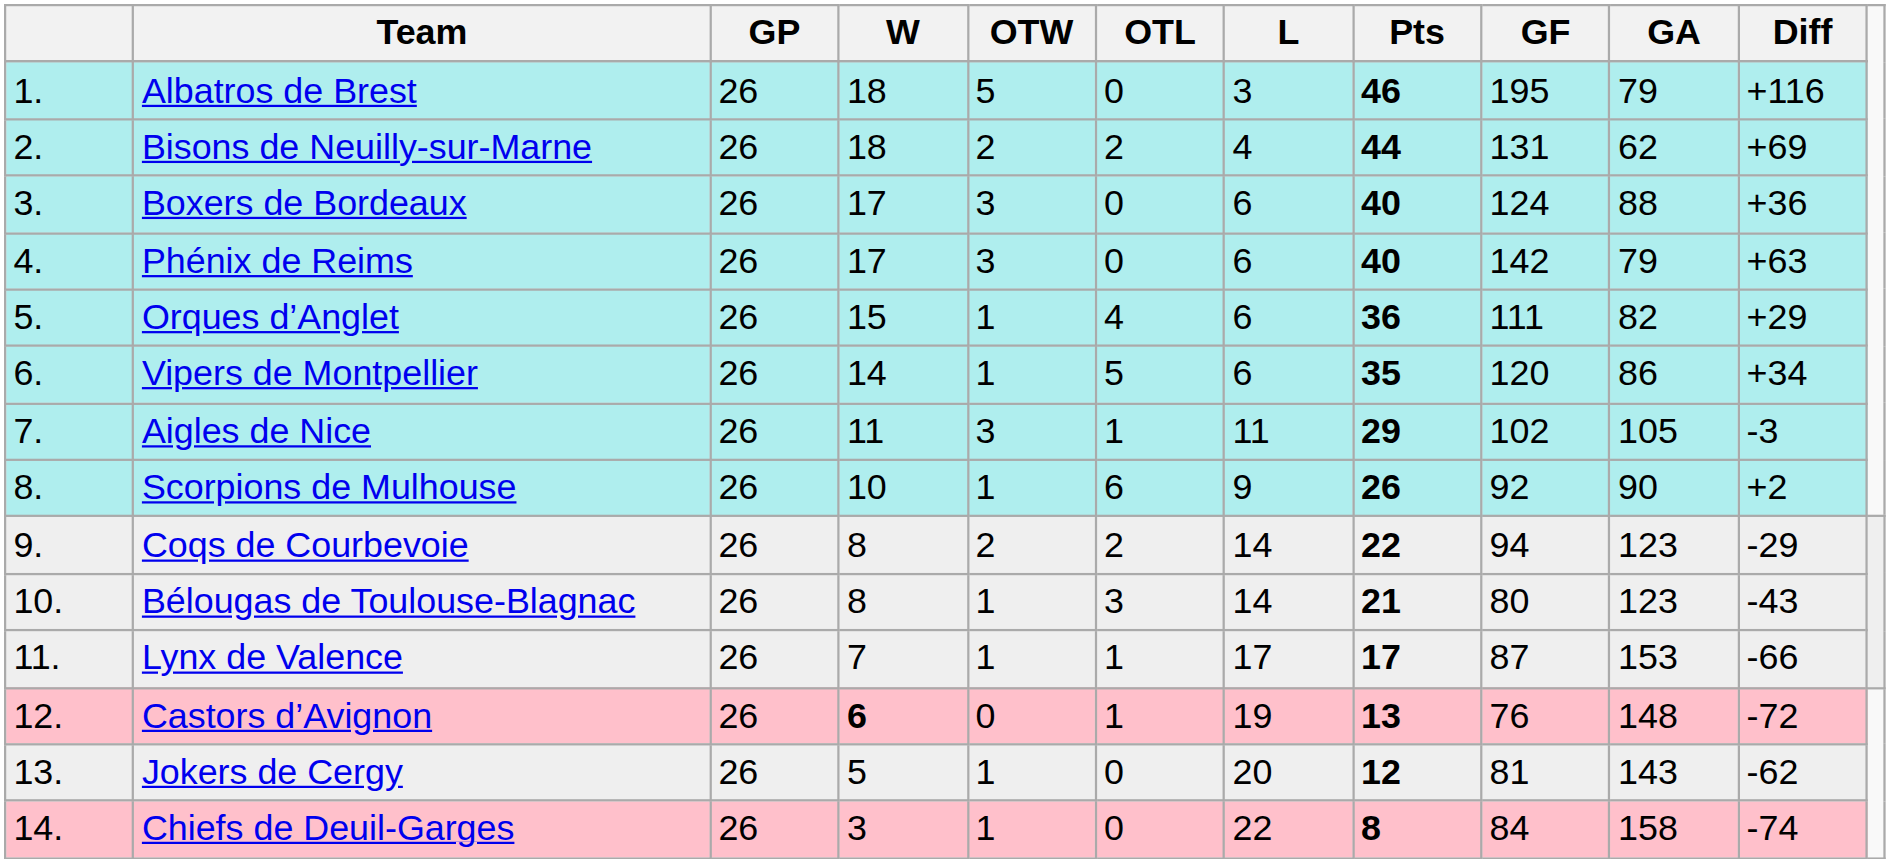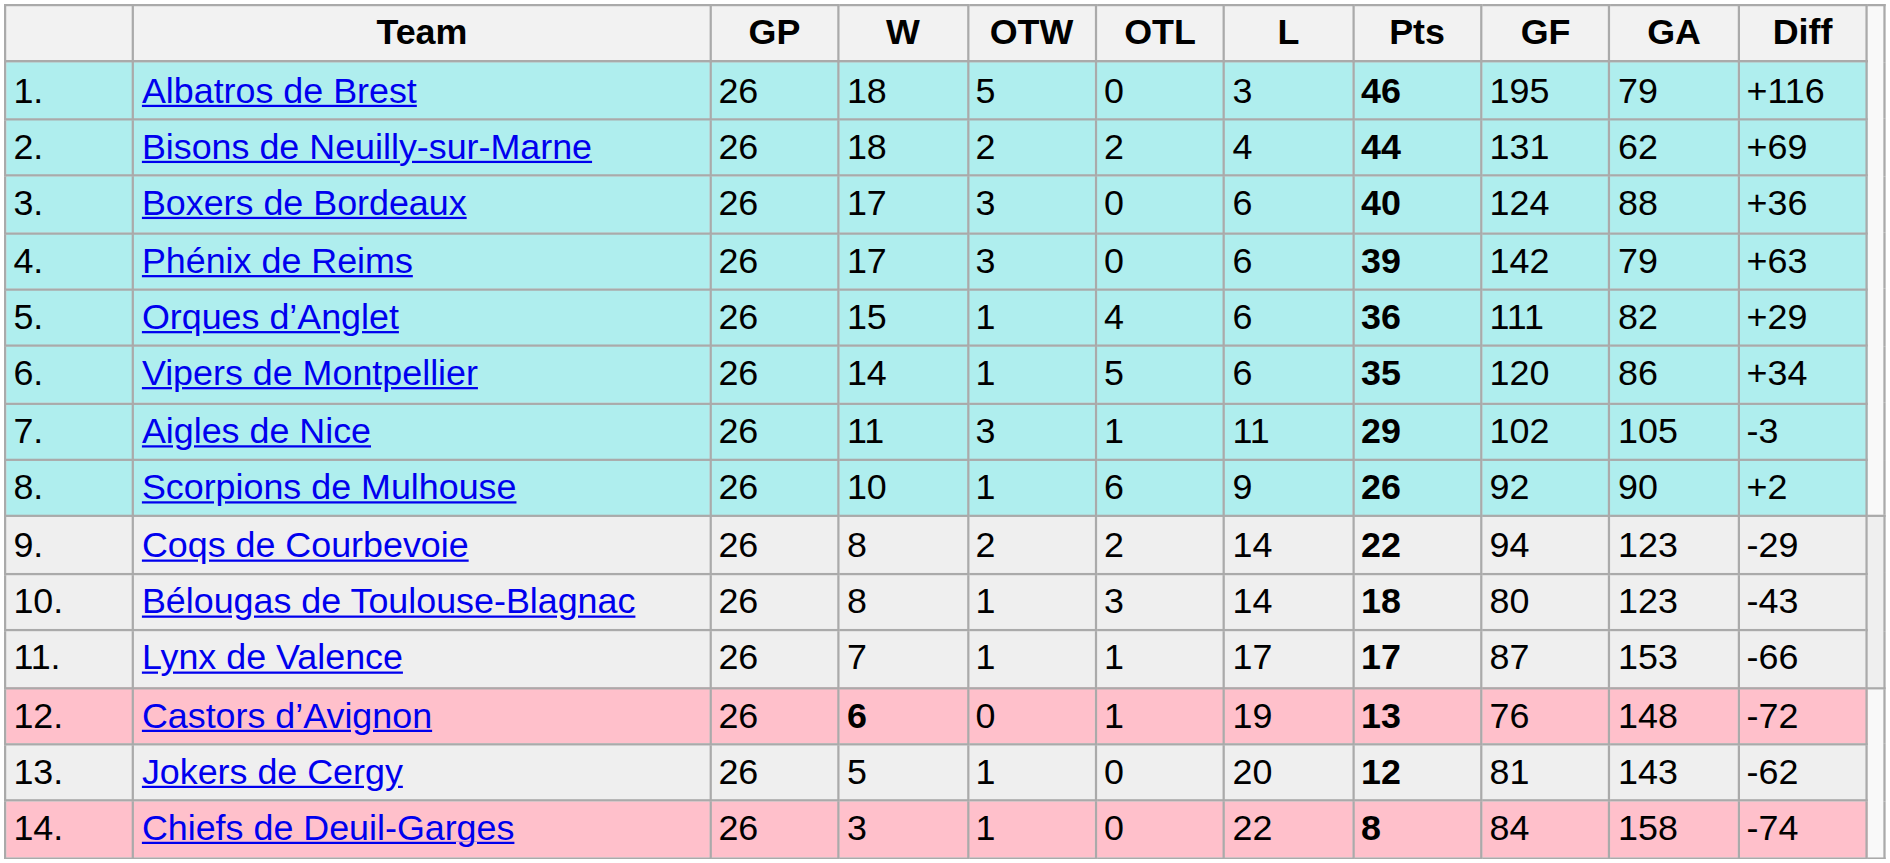(1381, 260) 40 -> (1381, 260) 39
(1381, 601) 21 -> (1381, 601) 18
